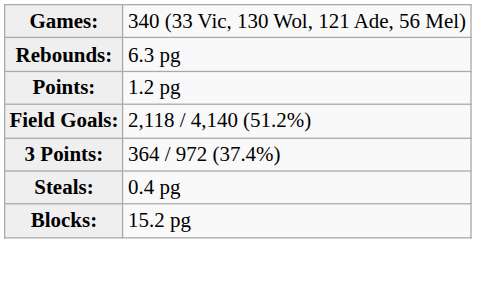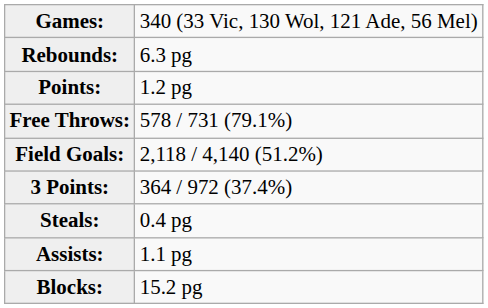+ row: (70, 120)
+ row: (70, 253)
